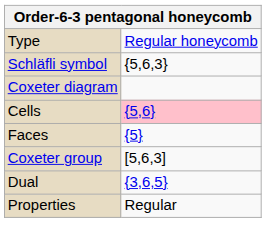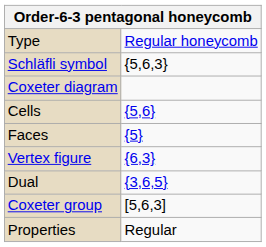(140, 111) pink background -> (140, 111) no background
+ row: (49, 158)
rows swapped: (23, 182) <-> (55, 158)
